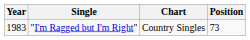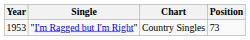(16, 27) 1983 -> (16, 27) 1953
